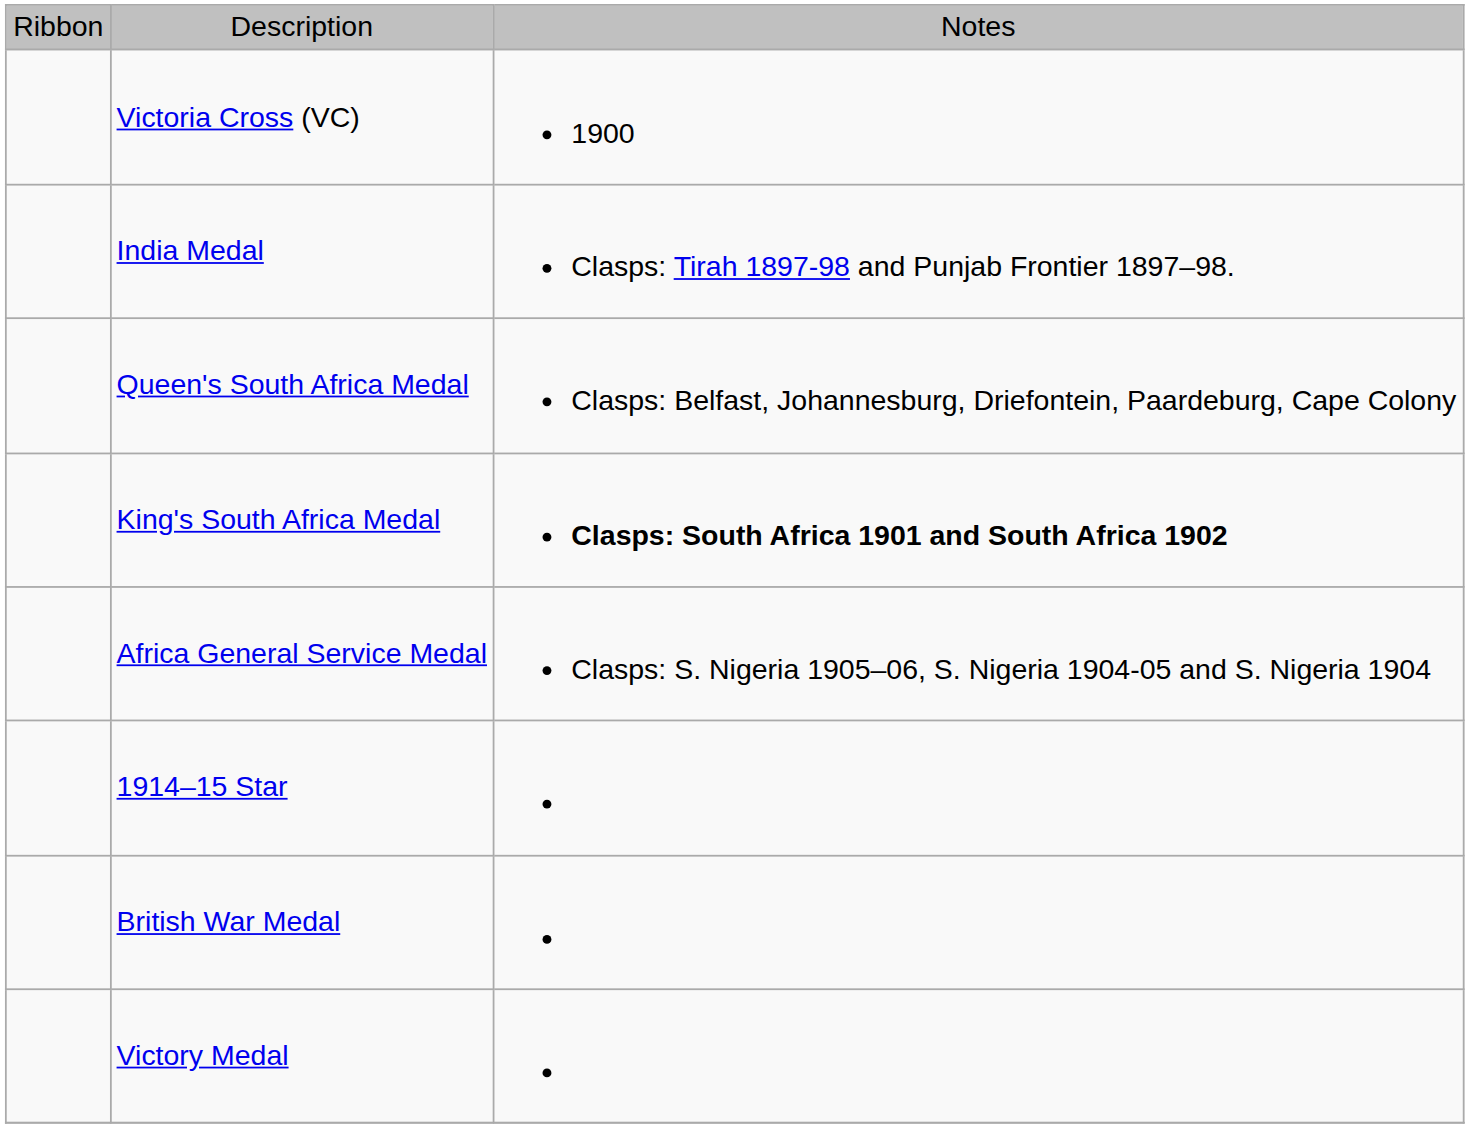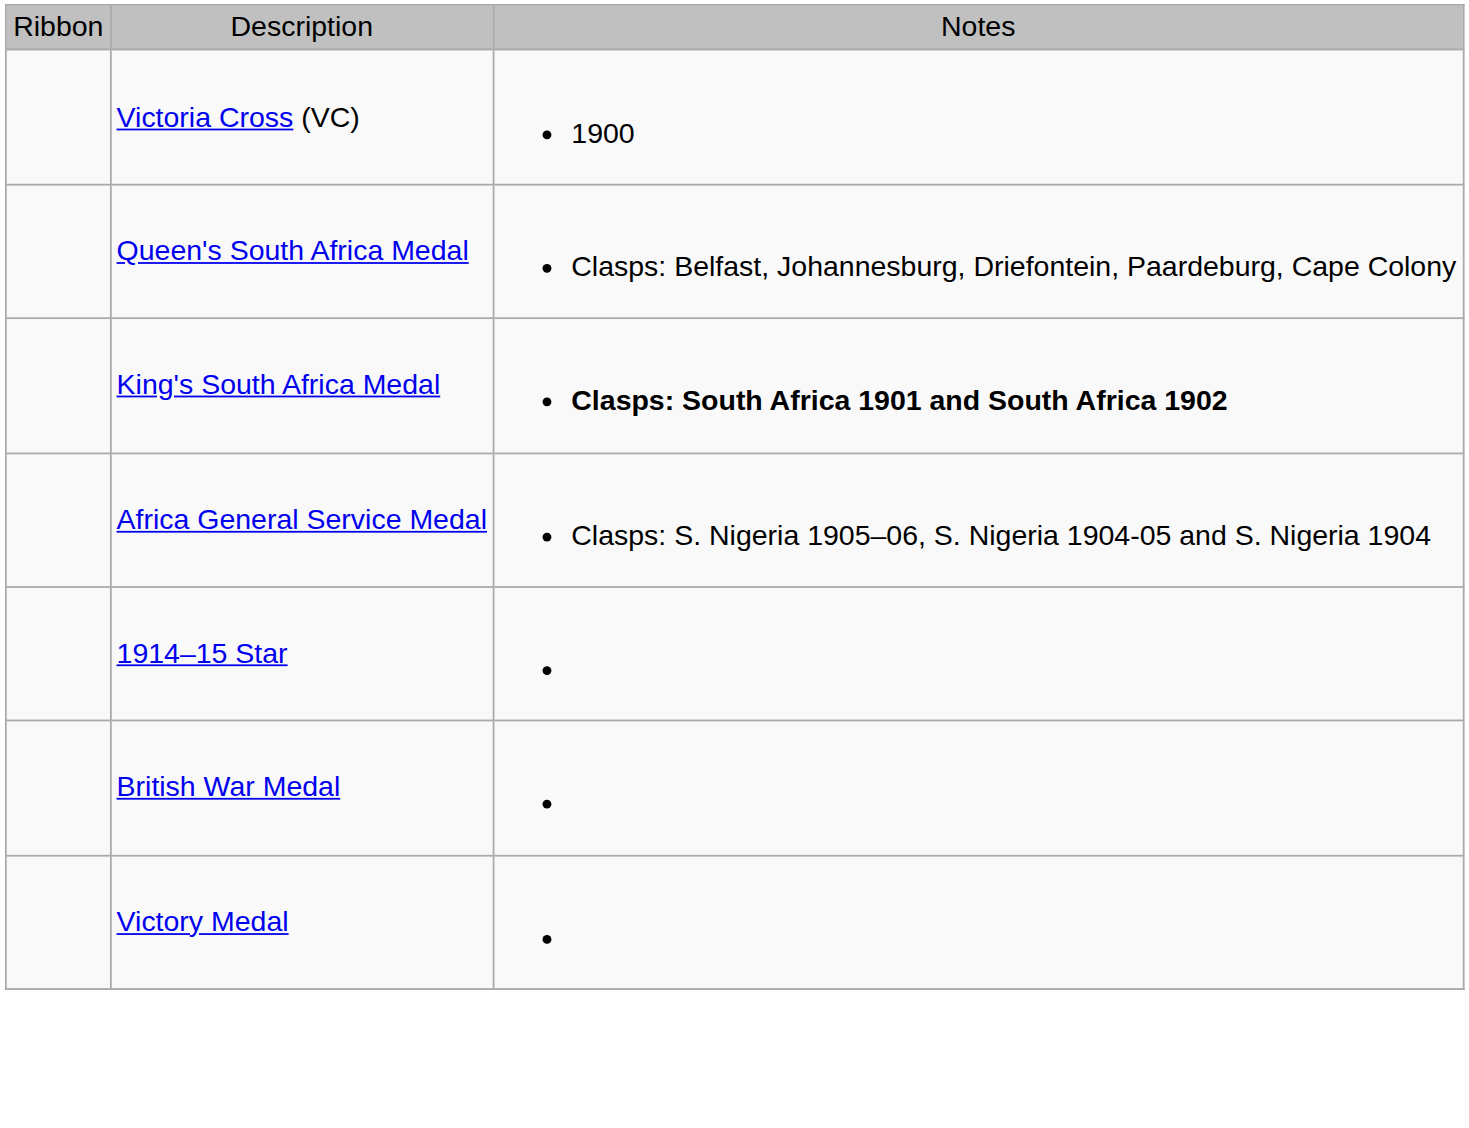- row: (190, 250)
